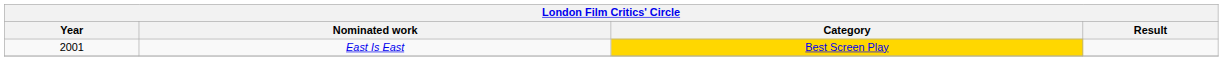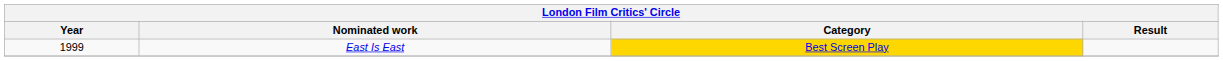(72, 47) 2001 -> (72, 47) 1999
